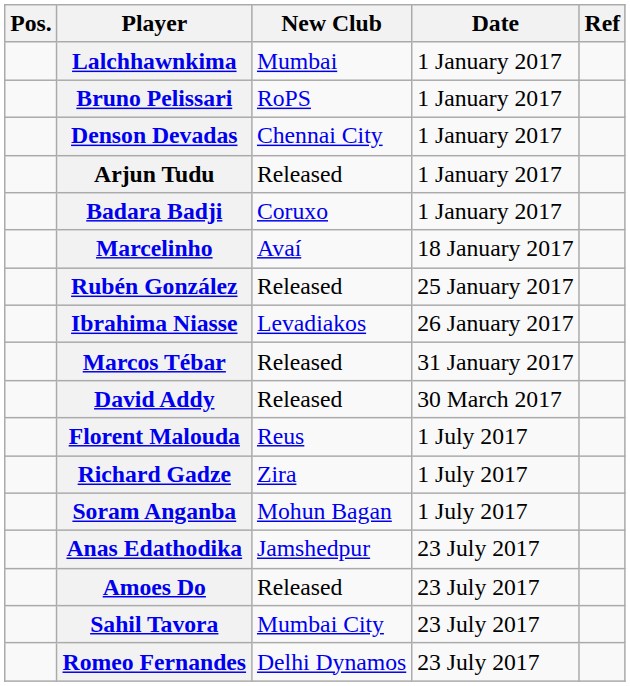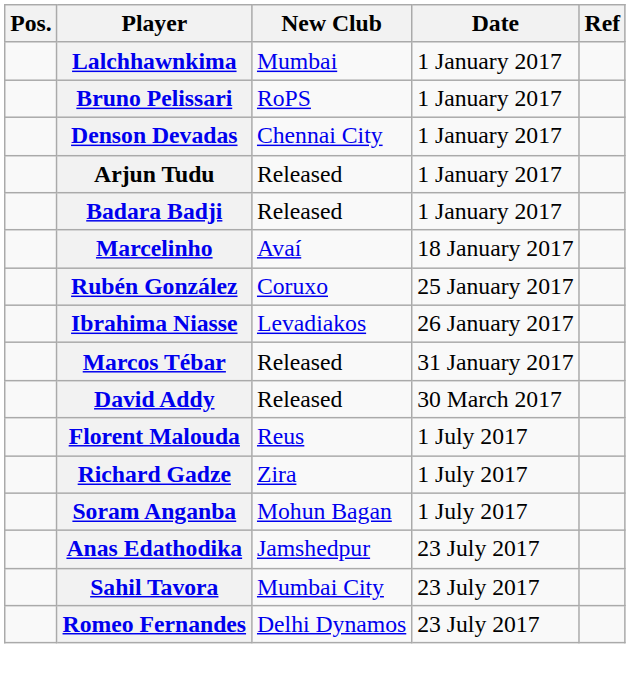(292, 211) Coruxo -> (300, 211) Released
(300, 286) Released -> (292, 286) Coruxo
- row: (154, 586)
